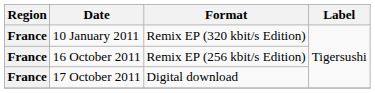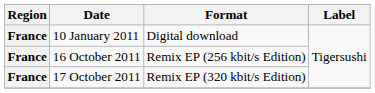(226, 35) Remix EP (320 kbit/s Edition) -> (192, 35) Digital download
(192, 77) Digital download -> (226, 77) Remix EP (320 kbit/s Edition)
